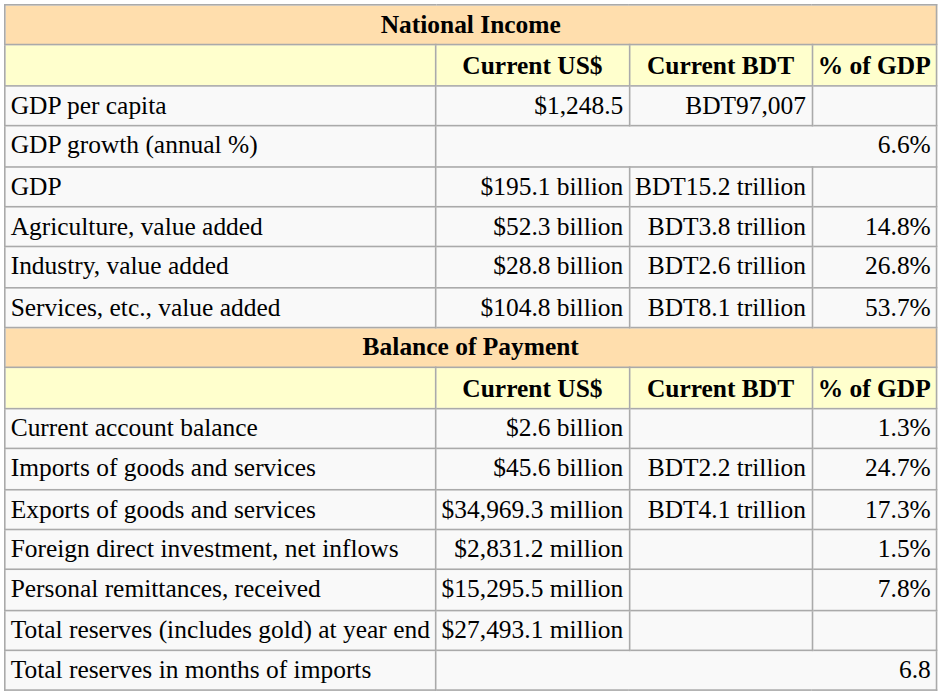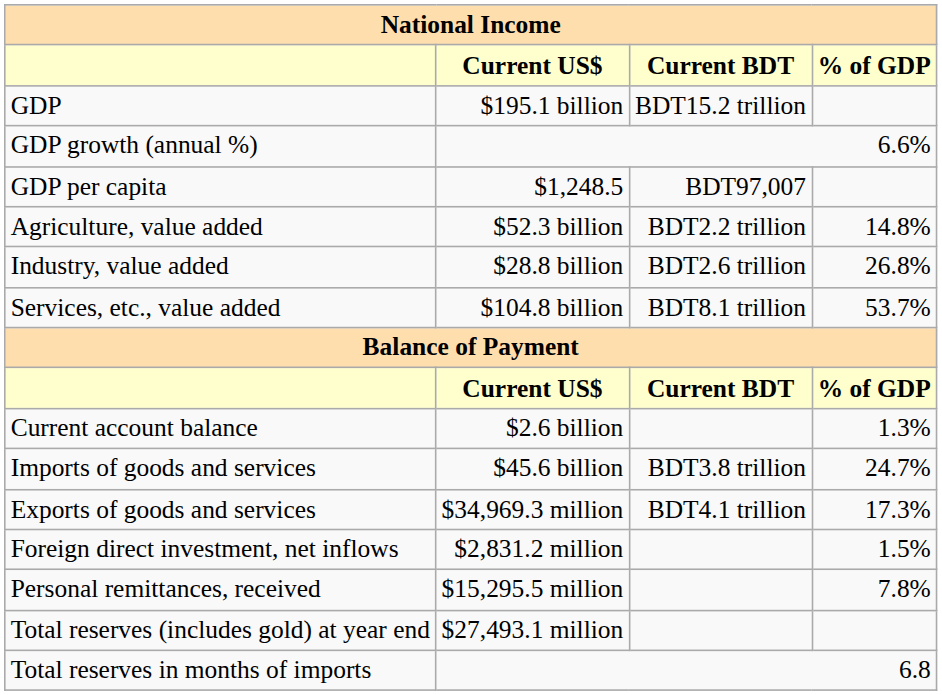rows swapped: (36, 186) <-> (89, 105)
(727, 226) BDT3.8 trillion -> (727, 226) BDT2.2 trillion
(727, 468) BDT2.2 trillion -> (727, 468) BDT3.8 trillion
